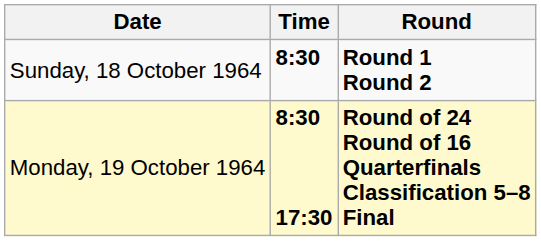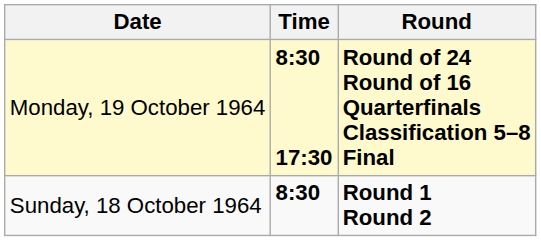rows swapped: (136, 69) <-> (138, 167)
